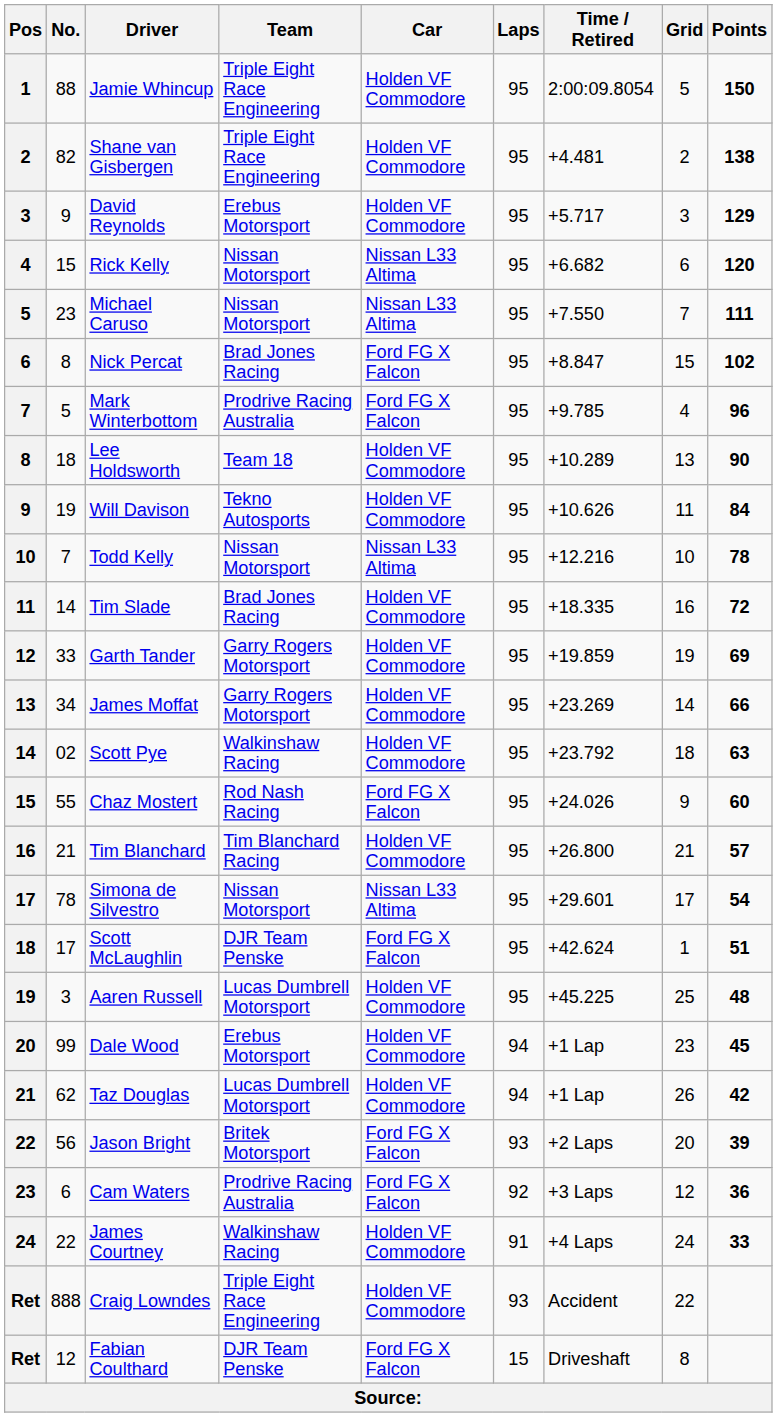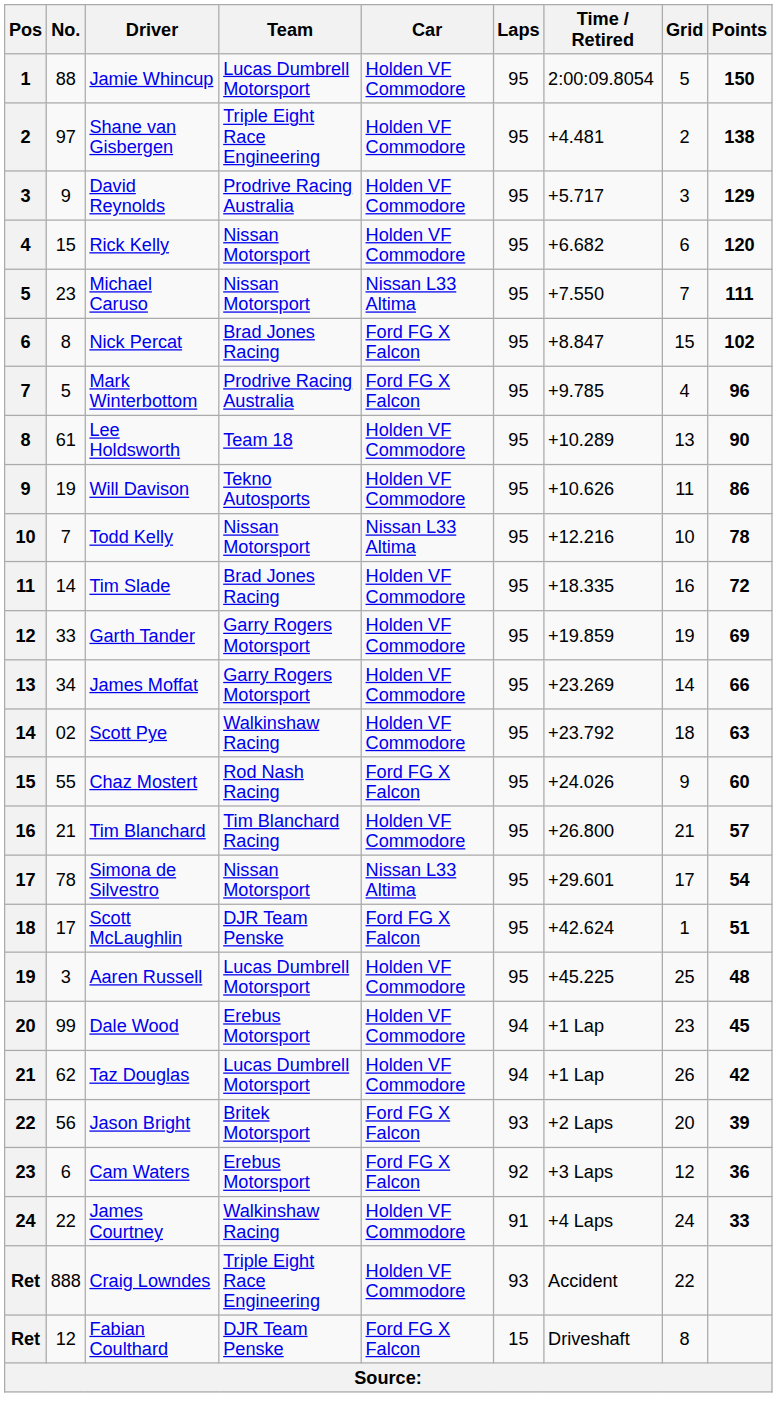(272, 88) Triple Eight Race Engineering -> (286, 78) Lucas Dumbrell Motorsport
(66, 157) 82 -> (66, 137) 97
(267, 216) Erebus Motorsport -> (288, 196) Prodrive Racing Australia
(411, 265) Nissan L33 Altima -> (415, 245) Holden VF Commodore
(66, 460) 18 -> (66, 440) 61
(739, 509) 84 -> (739, 489) 86
(288, 1193) Prodrive Racing Australia -> (267, 1173) Erebus Motorsport
